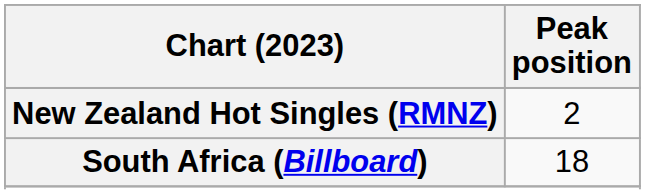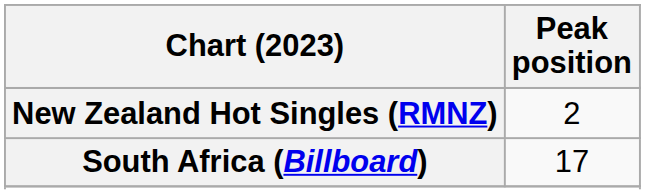(572, 161) 18 -> (572, 161) 17
